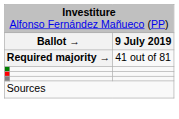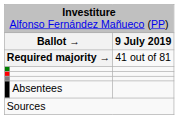+ row: (7, 89)
